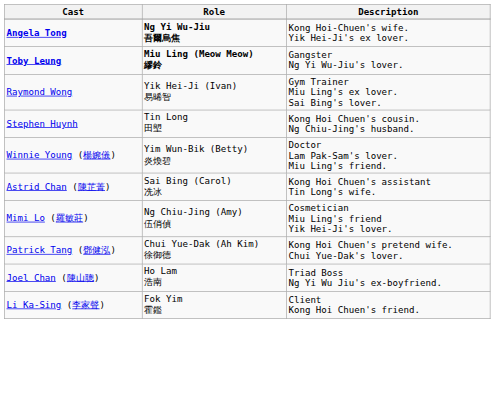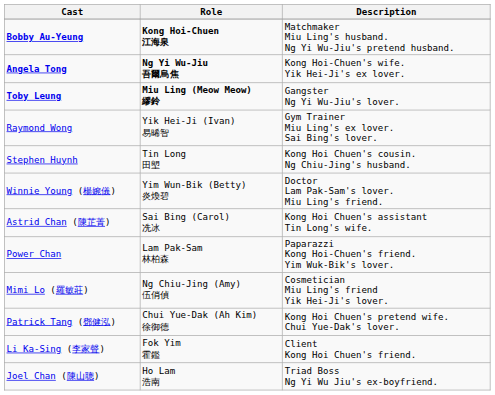+ row: (45, 37)
+ row: (34, 254)
rows swapped: (56, 305) <-> (53, 277)
